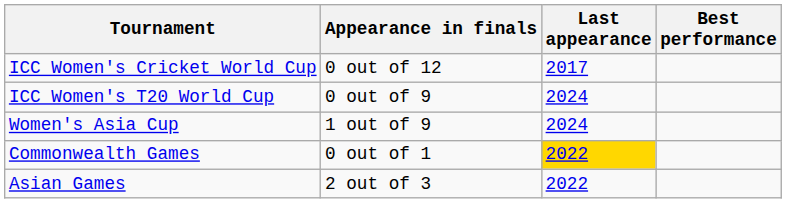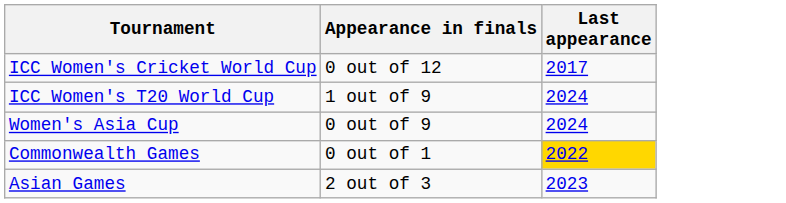- column: (718, 29)
(378, 97) 0 out of 9 -> (378, 97) 1 out of 9
(378, 126) 1 out of 9 -> (378, 126) 0 out of 9
(567, 184) 2022 -> (567, 184) 2023
